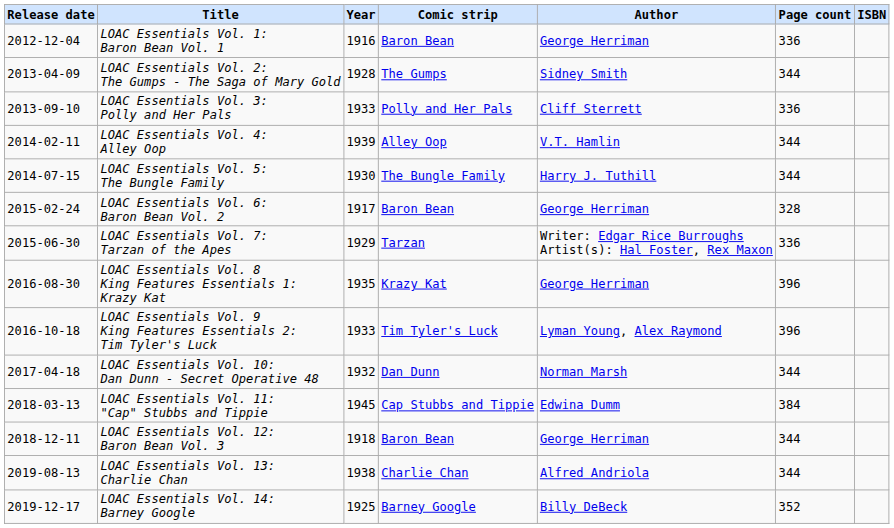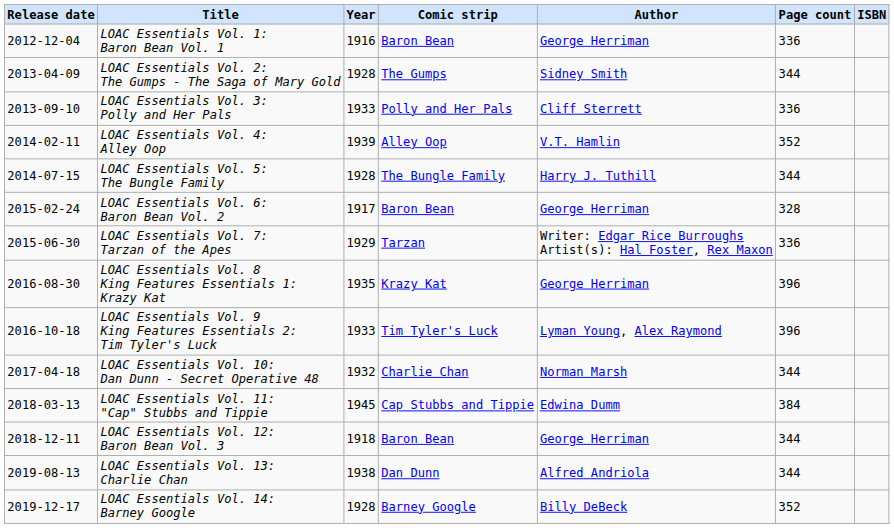(790, 142) 344 -> (790, 142) 352
(361, 176) 1930 -> (361, 176) 1928
(410, 372) Dan Dunn -> (425, 372) Charlie Chan
(425, 473) Charlie Chan -> (410, 473) Dan Dunn
(361, 506) 1925 -> (361, 506) 1928
